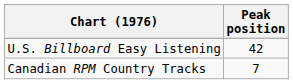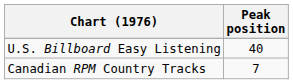(256, 48) 42 -> (256, 48) 40
